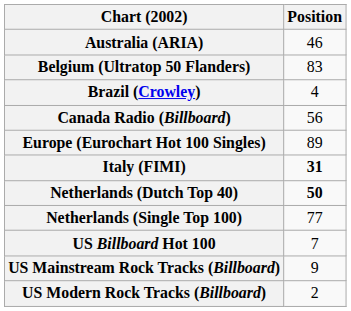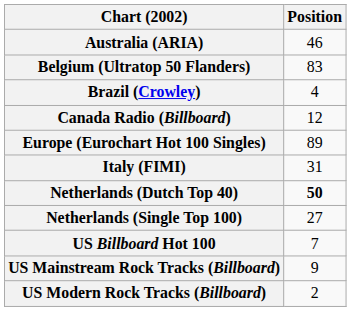(315, 117) 56 -> (315, 117) 12
(315, 167) bold -> (315, 167) normal
(315, 218) 77 -> (315, 218) 27
